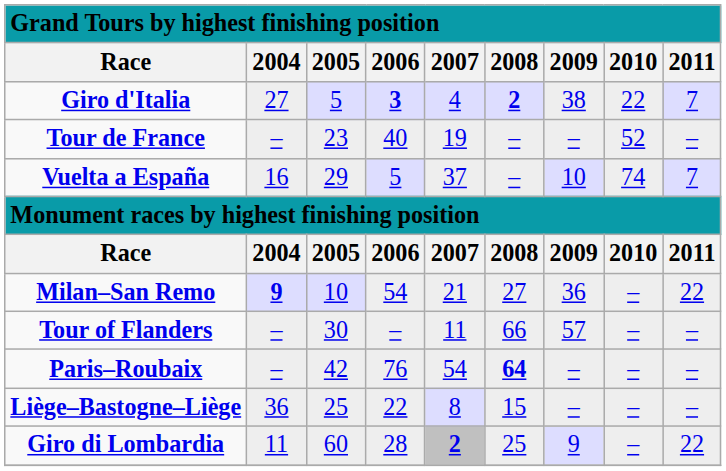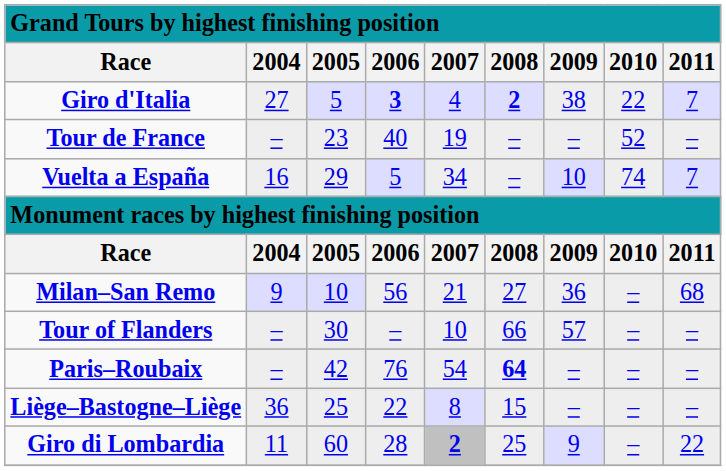(455, 176) 37 -> (455, 176) 34
(276, 291) bold -> (276, 291) normal
(395, 291) 54 -> (395, 291) 56
(692, 291) 22 -> (692, 291) 68
(455, 330) 11 -> (455, 330) 10
